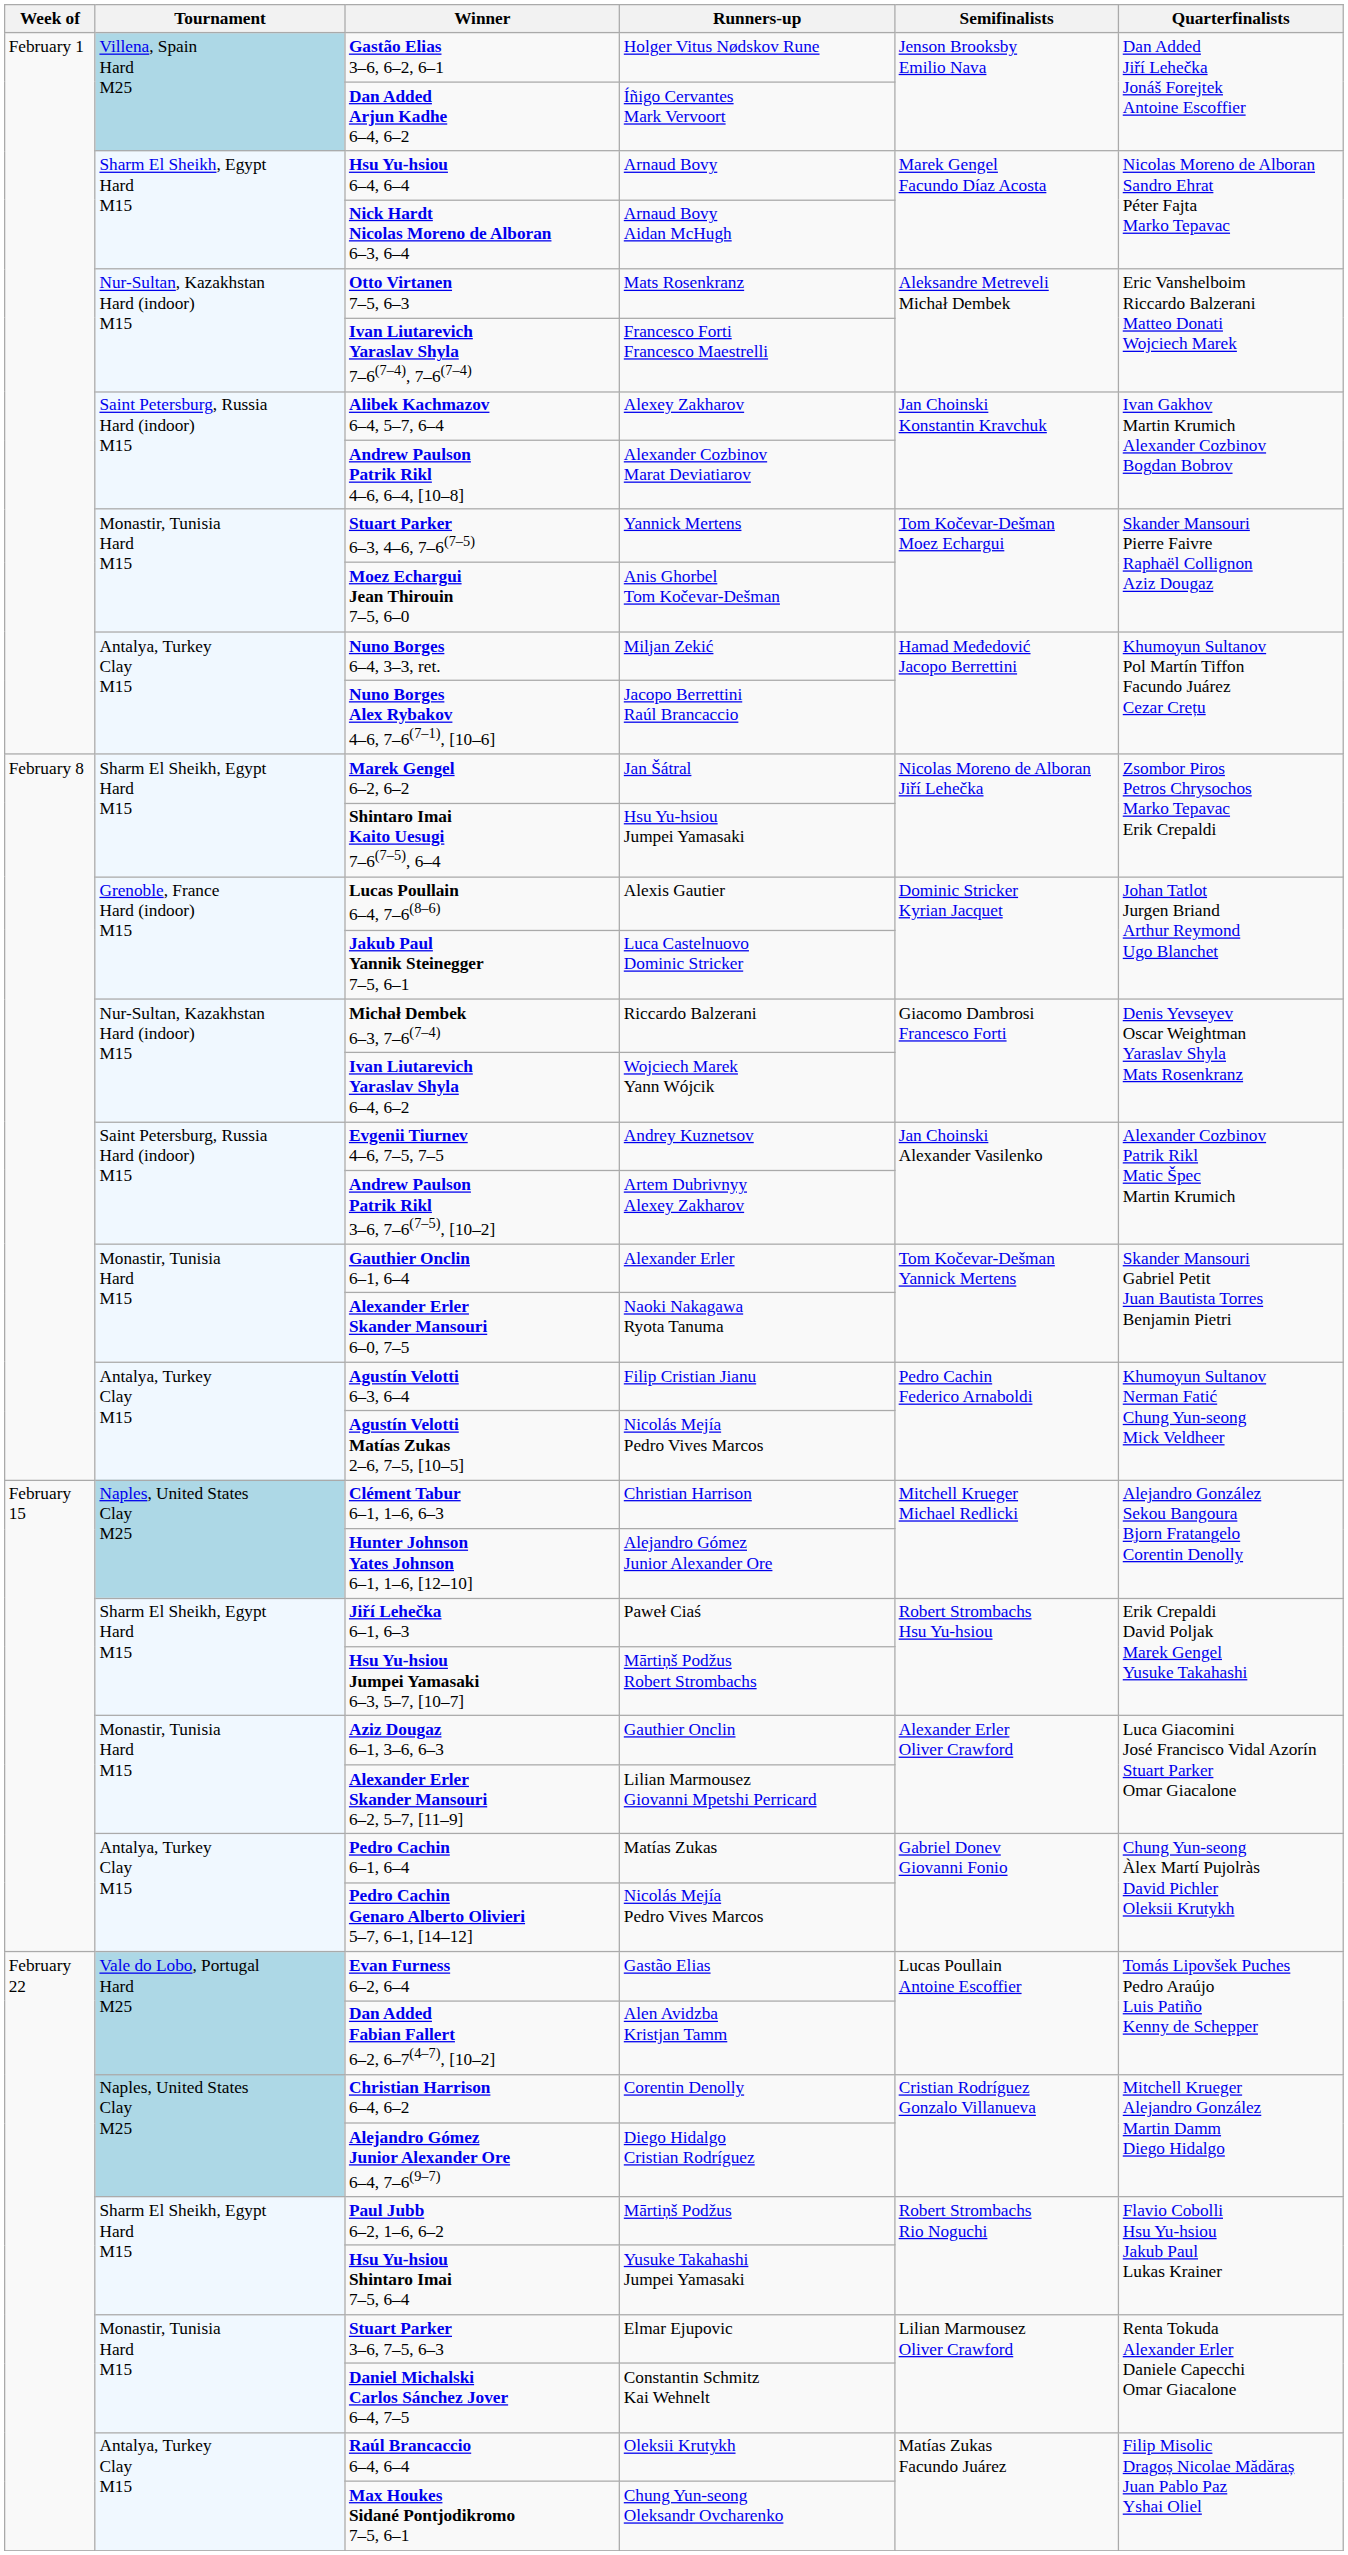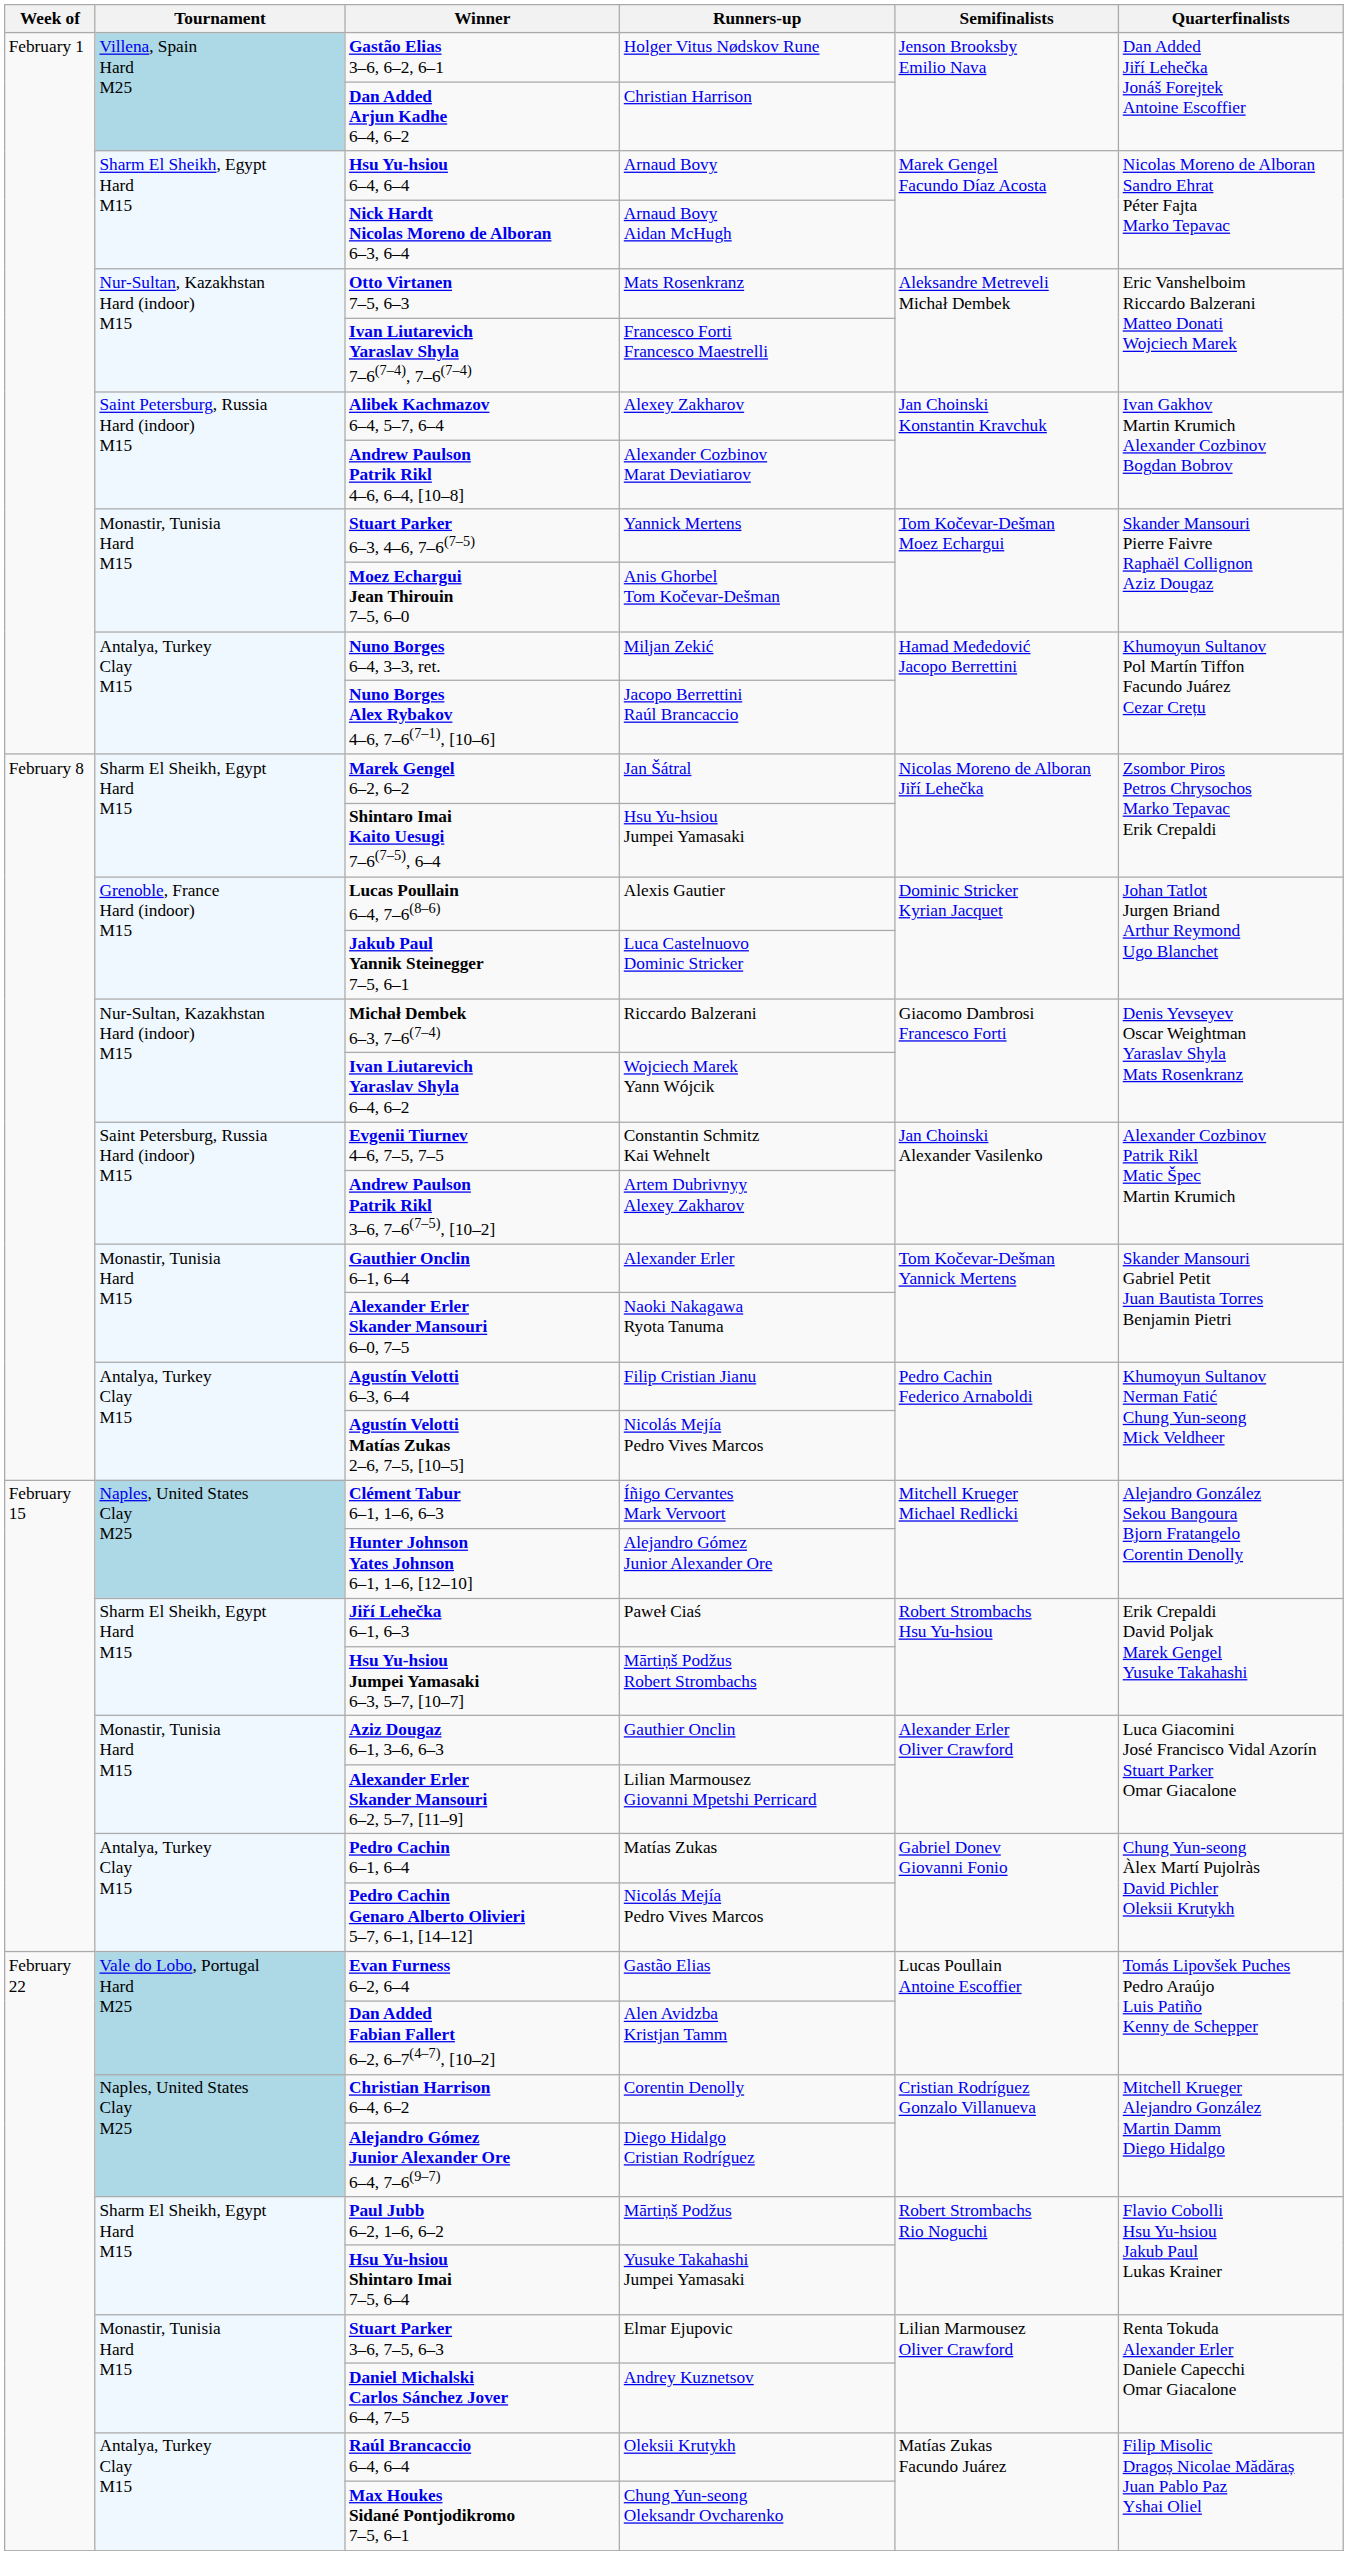(679, 105) Íñigo Cervantes Mark Vervoort -> (688, 95) Christian Harrison
(689, 1135) Andrey Kuznetsov -> (692, 1145) Constantin Schmitz Kai Wehnelt
(688, 1493) Christian Harrison -> (679, 1503) Íñigo Cervantes Mark Vervoort
(692, 2387) Constantin Schmitz Kai Wehnelt -> (689, 2377) Andrey Kuznetsov
